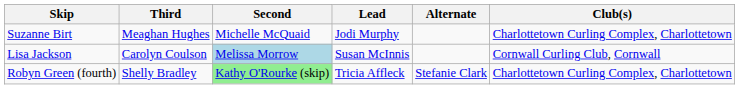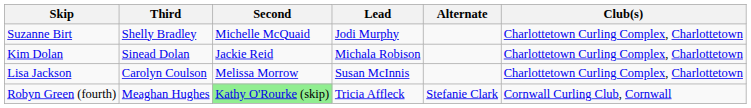(166, 34) Meaghan Hughes -> (159, 34) Shelly Bradley
+ row: (35, 53)
(257, 53) lightblue background -> (257, 73) no background
(577, 53) Cornwall Curling Club, Cornwall -> (623, 73) Charlottetown Curling Complex, Charlottetown
(159, 73) Shelly Bradley -> (166, 93) Meaghan Hughes
(612, 73) Charlottetown Curling Complex, Charlottetown -> (588, 93) Cornwall Curling Club, Cornwall
